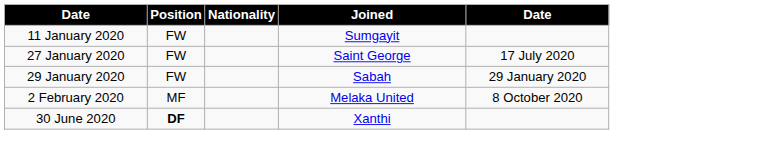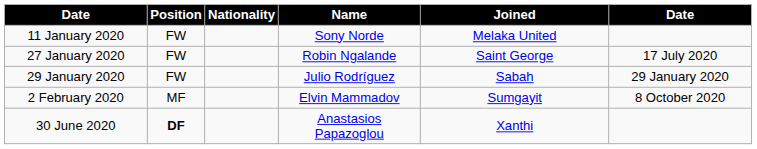+ column: (349, 15)
(372, 36) Sumgayit -> (515, 36) Melaka United
(372, 98) Melaka United -> (515, 98) Sumgayit
